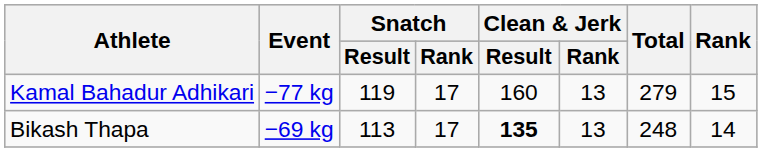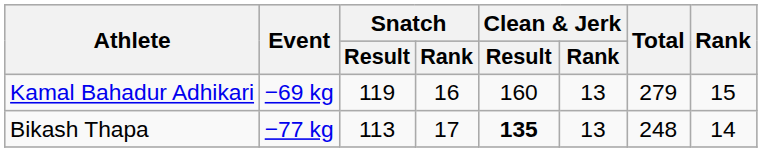(299, 93) −77 kg -> (299, 93) −69 kg
(447, 93) 17 -> (447, 93) 16
(299, 129) −69 kg -> (299, 129) −77 kg
